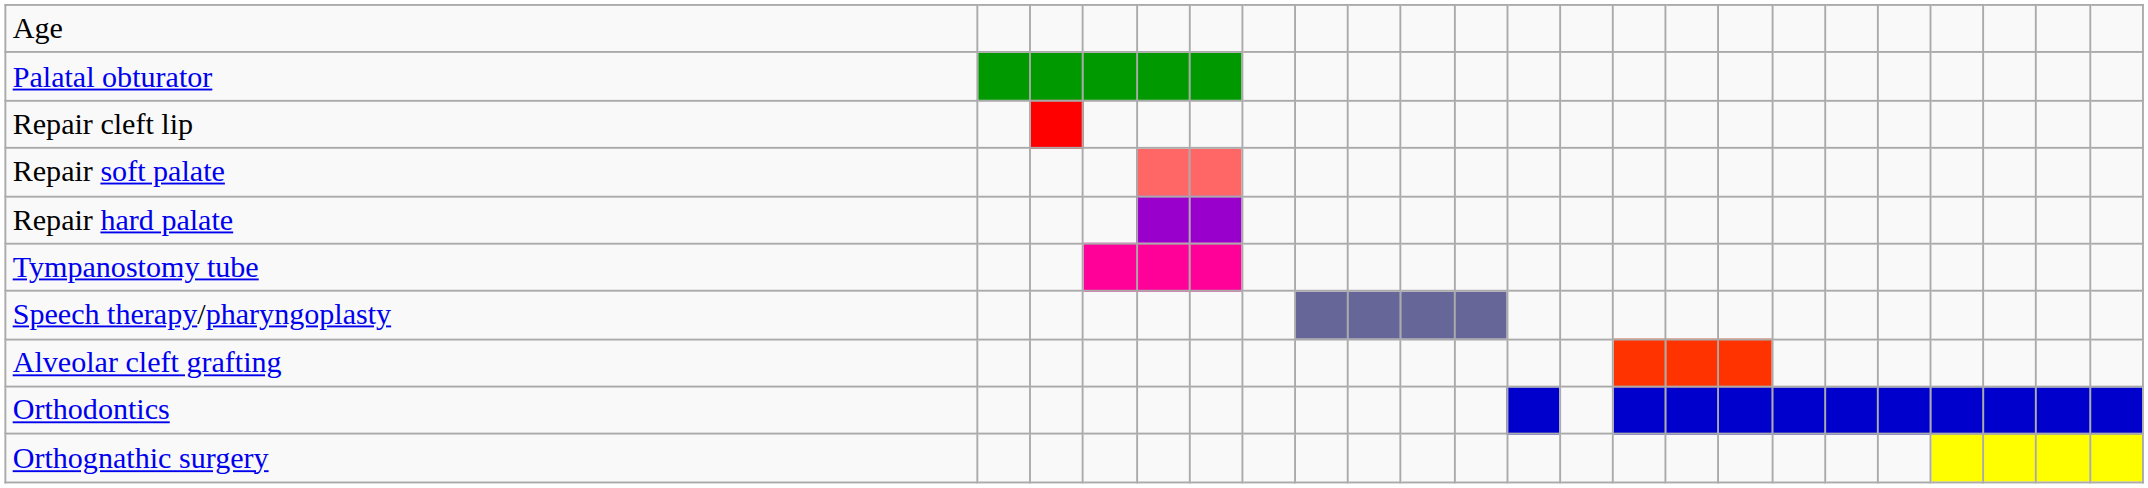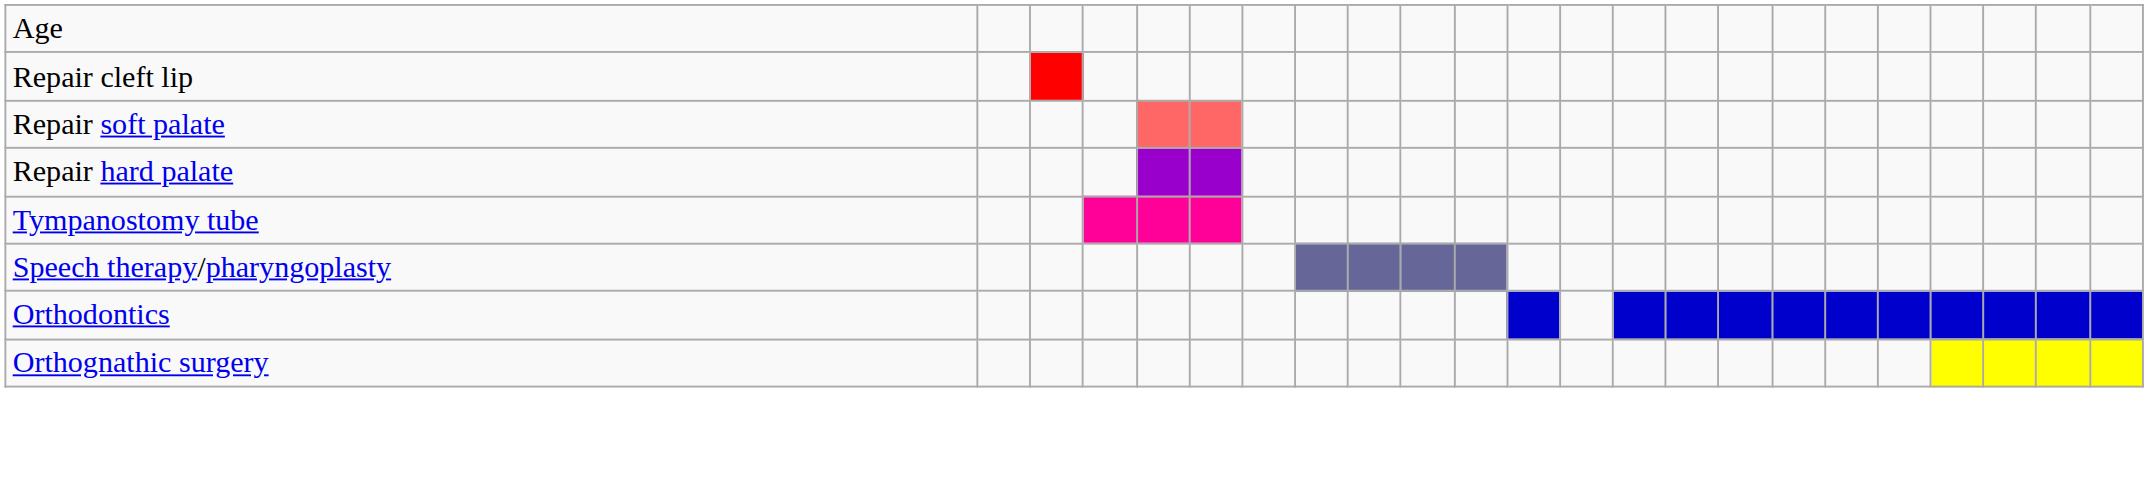- row: (113, 76)
- row: (147, 362)
